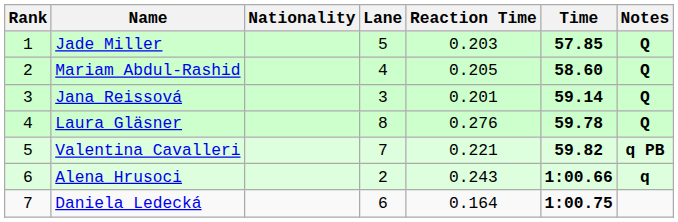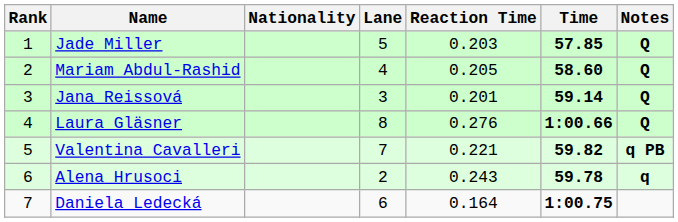(579, 124) 59.78 -> (579, 124) 1:00.66
(579, 177) 1:00.66 -> (579, 177) 59.78
